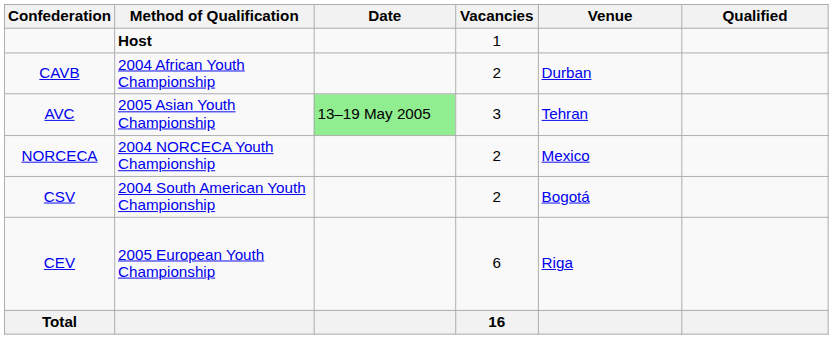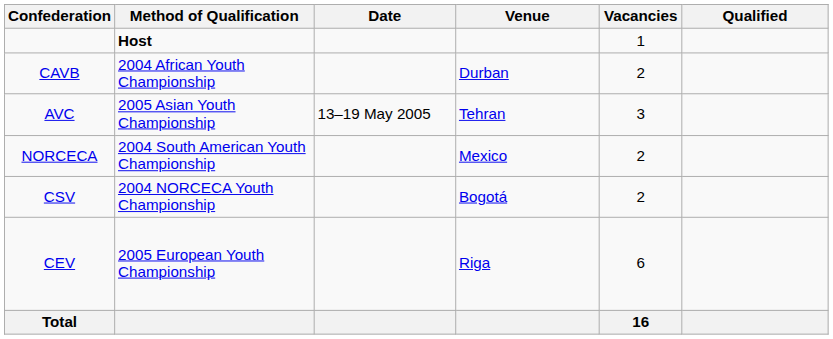columns swapped: (610, 16) <-> (497, 16)
(374, 114) lightgreen background -> (374, 114) no background
(196, 155) 2004 NORCECA Youth Championship -> (212, 155) 2004 South American Youth Championship
(212, 196) 2004 South American Youth Championship -> (196, 196) 2004 NORCECA Youth Championship
